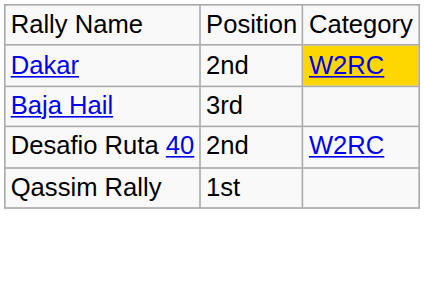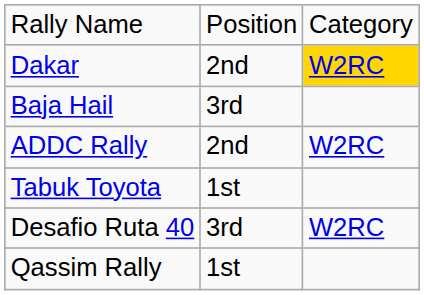+ row: (79, 146)
+ row: (86, 187)
(227, 146) 2nd -> (225, 227) 3rd
